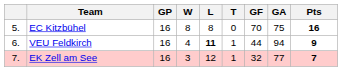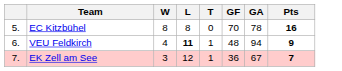- column: (165, 12)
(279, 27) 75 -> (256, 27) 78
(256, 43) 44 -> (233, 43) 48
(256, 58) 32 -> (233, 58) 36
(279, 58) 77 -> (256, 58) 67
